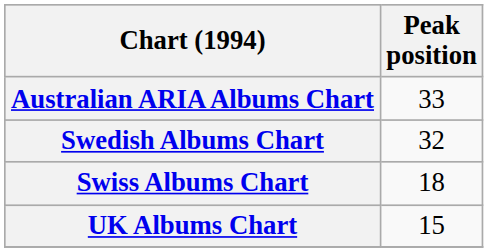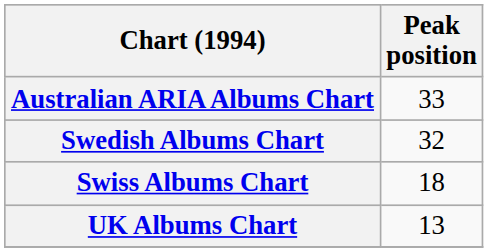(432, 225) 15 -> (432, 225) 13
